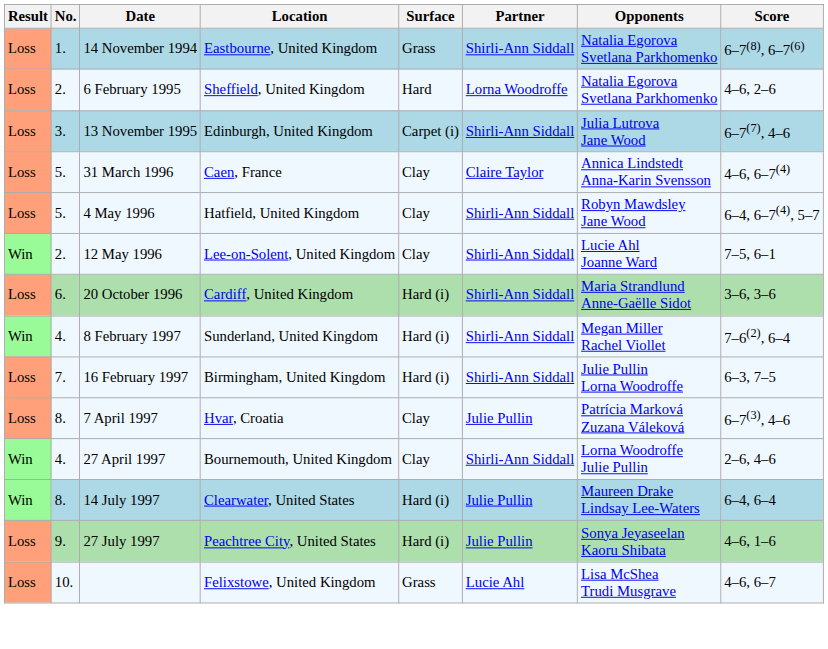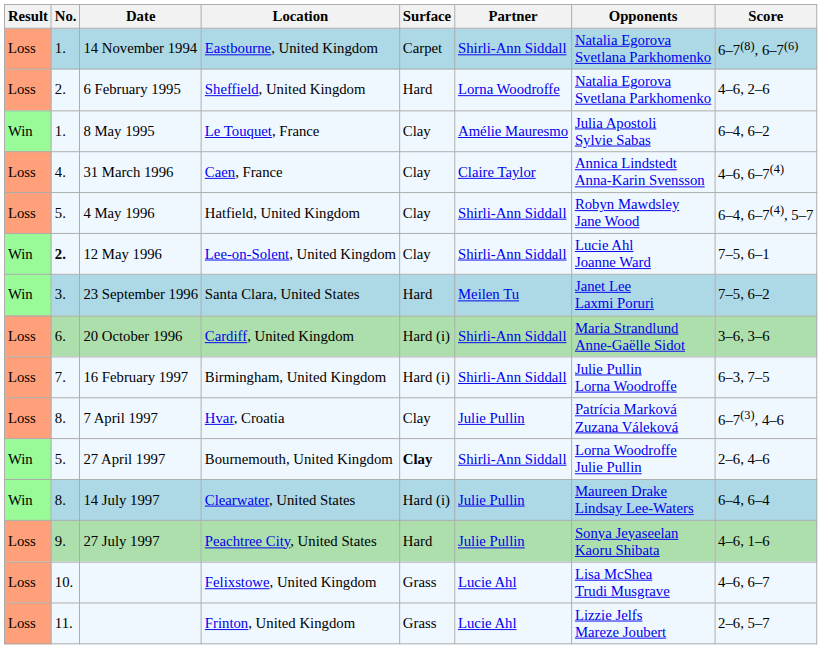(419, 48) Grass -> (422, 48) Carpet
+ row: (262, 130)
- row: (288, 130)
(60, 171) 5. -> (60, 171) 4.
(60, 253) normal -> (60, 253) bold
+ row: (282, 294)
- row: (291, 335)
(60, 458) 4. -> (60, 458) 5.
(416, 458) normal -> (418, 458) bold
(426, 540) Hard (i) -> (418, 540) Hard
+ row: (280, 622)
